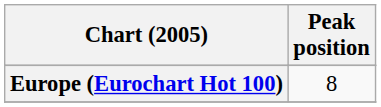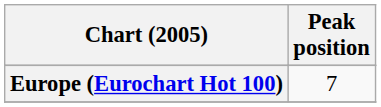(332, 83) 8 -> (332, 83) 7
